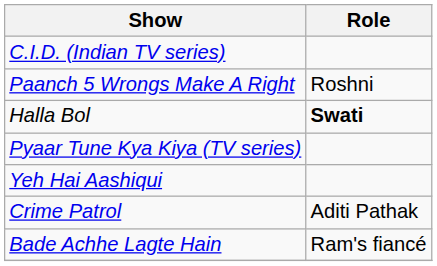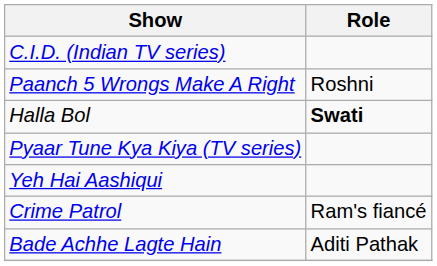(364, 212) Aditi Pathak -> (369, 212) Ram's fiancé
(369, 244) Ram's fiancé -> (364, 244) Aditi Pathak
